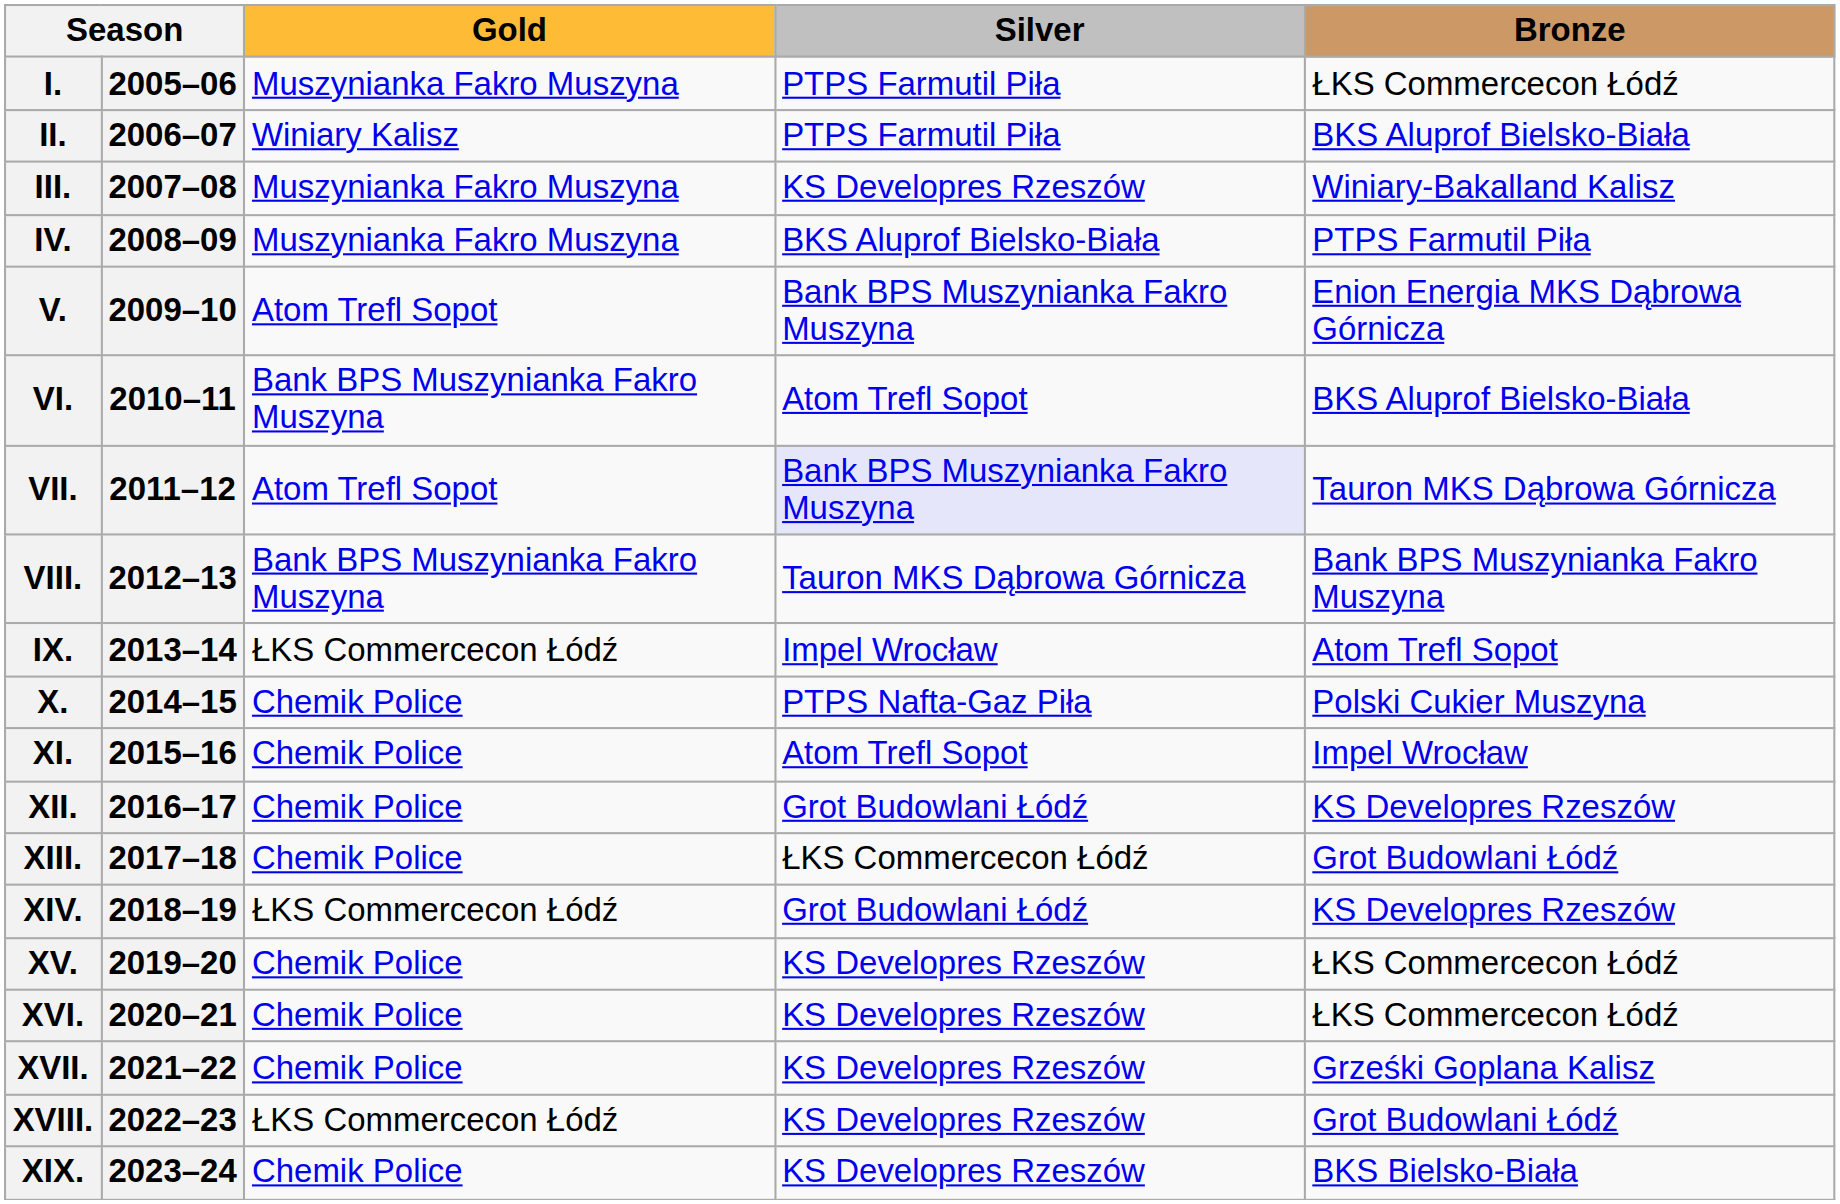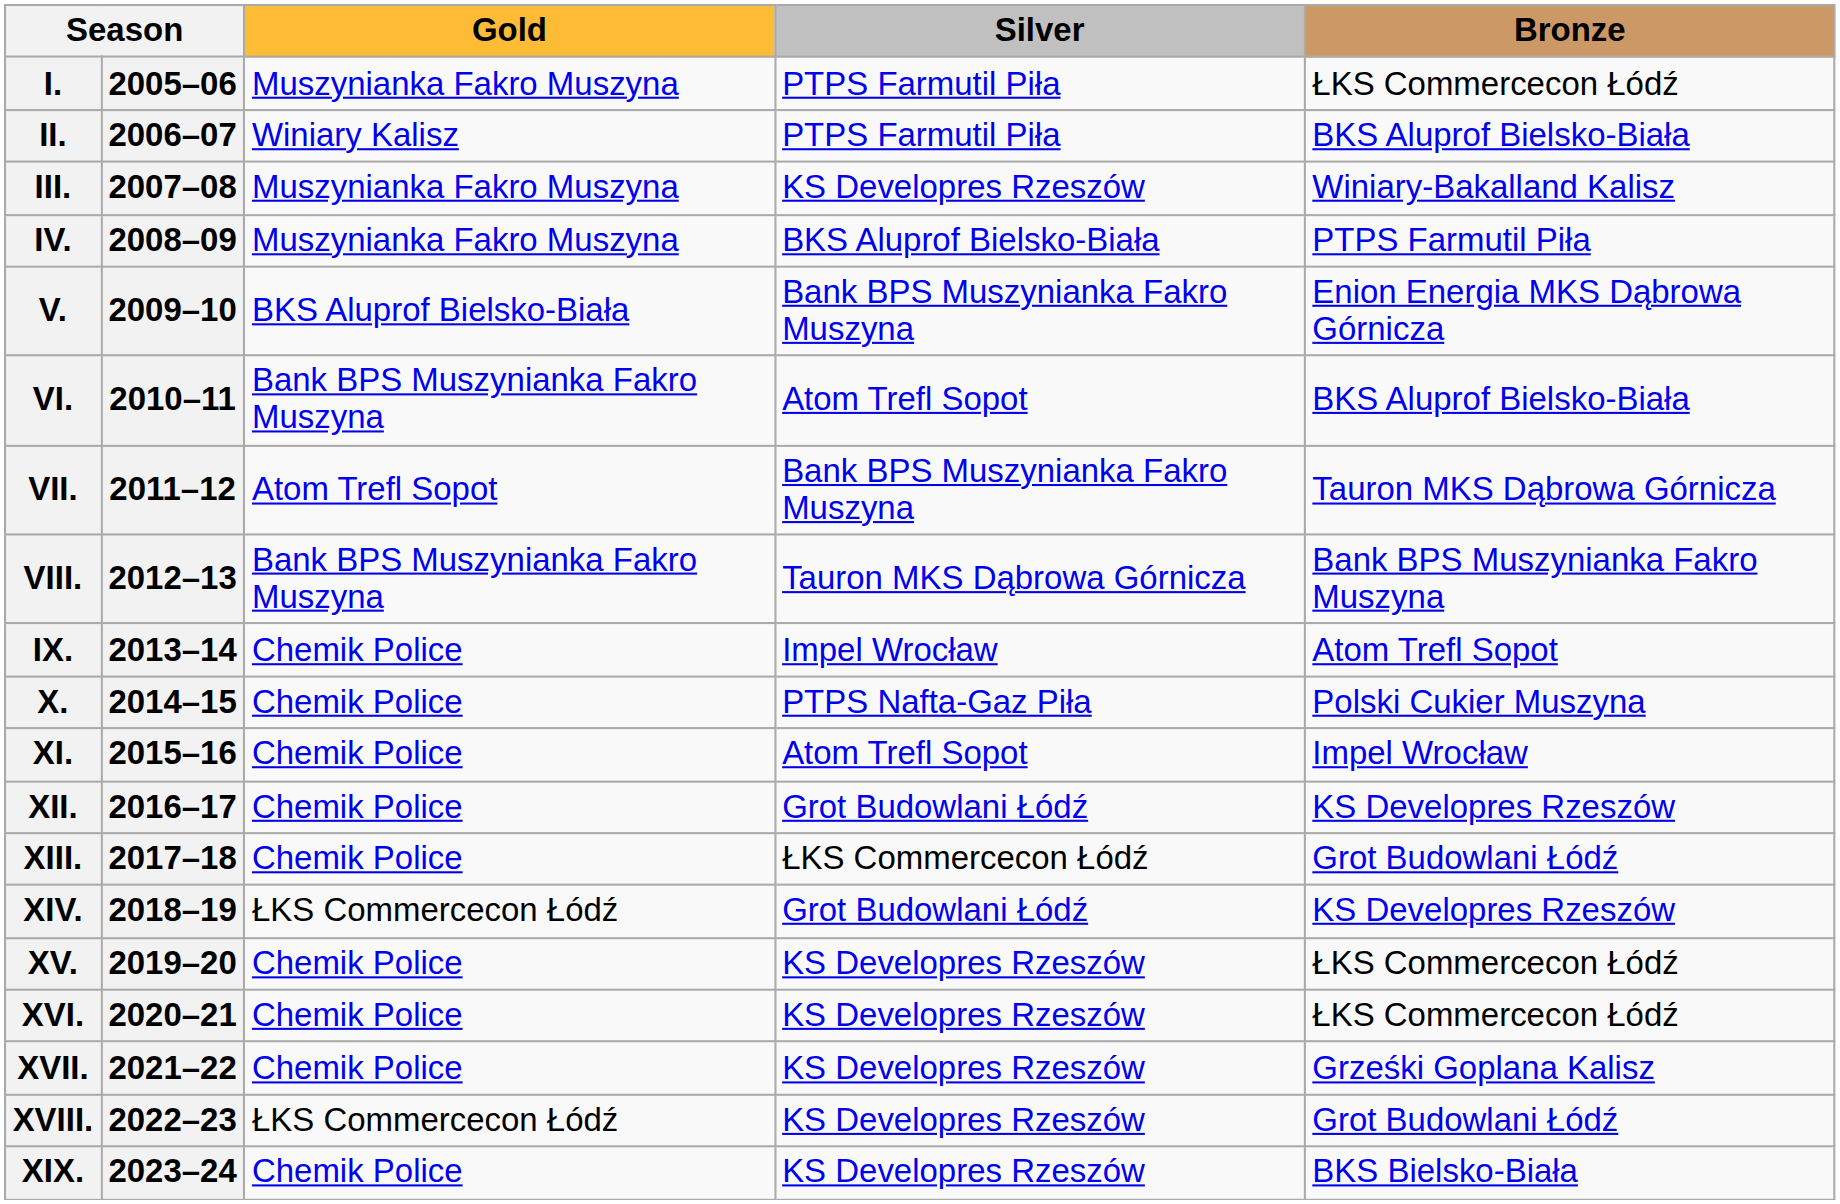(375, 310) Atom Trefl Sopot -> (441, 310) BKS Aluprof Bielsko-Biała
(1005, 489) lavender background -> (1005, 489) no background
(435, 649) ŁKS Commercecon Łódź -> (357, 649) Chemik Police
